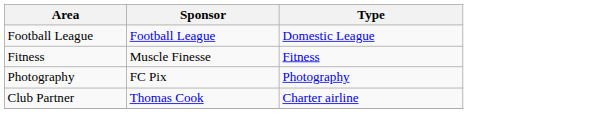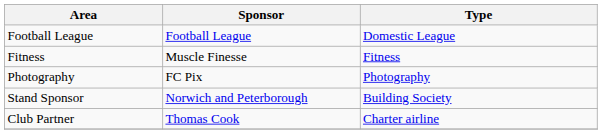+ row: (46, 98)
